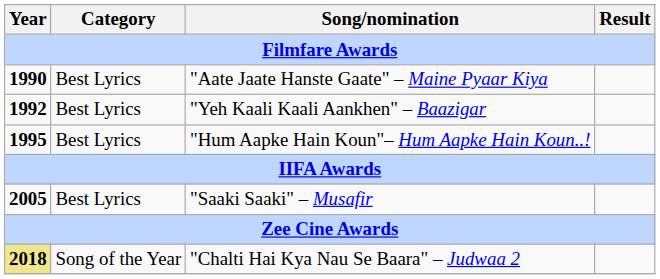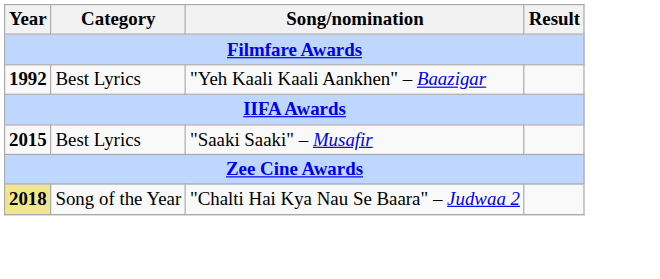- row: (369, 79)
- row: (390, 139)
(28, 199) 2005 -> (28, 139) 2015
